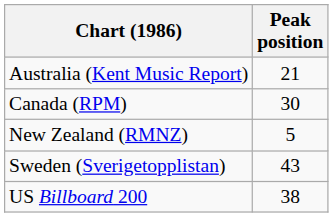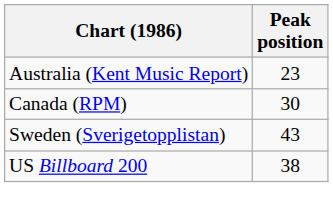(290, 72) 21 -> (290, 72) 23
- row: (99, 134)
